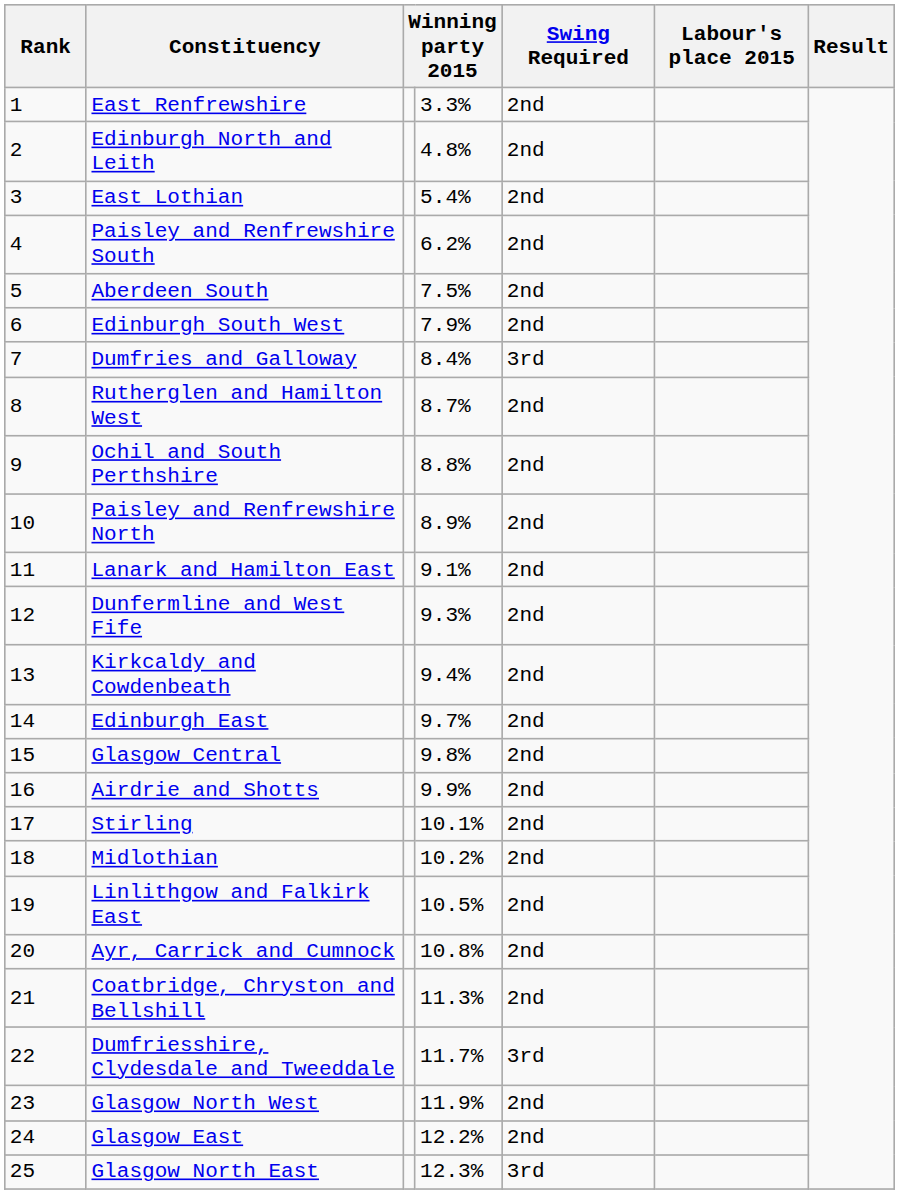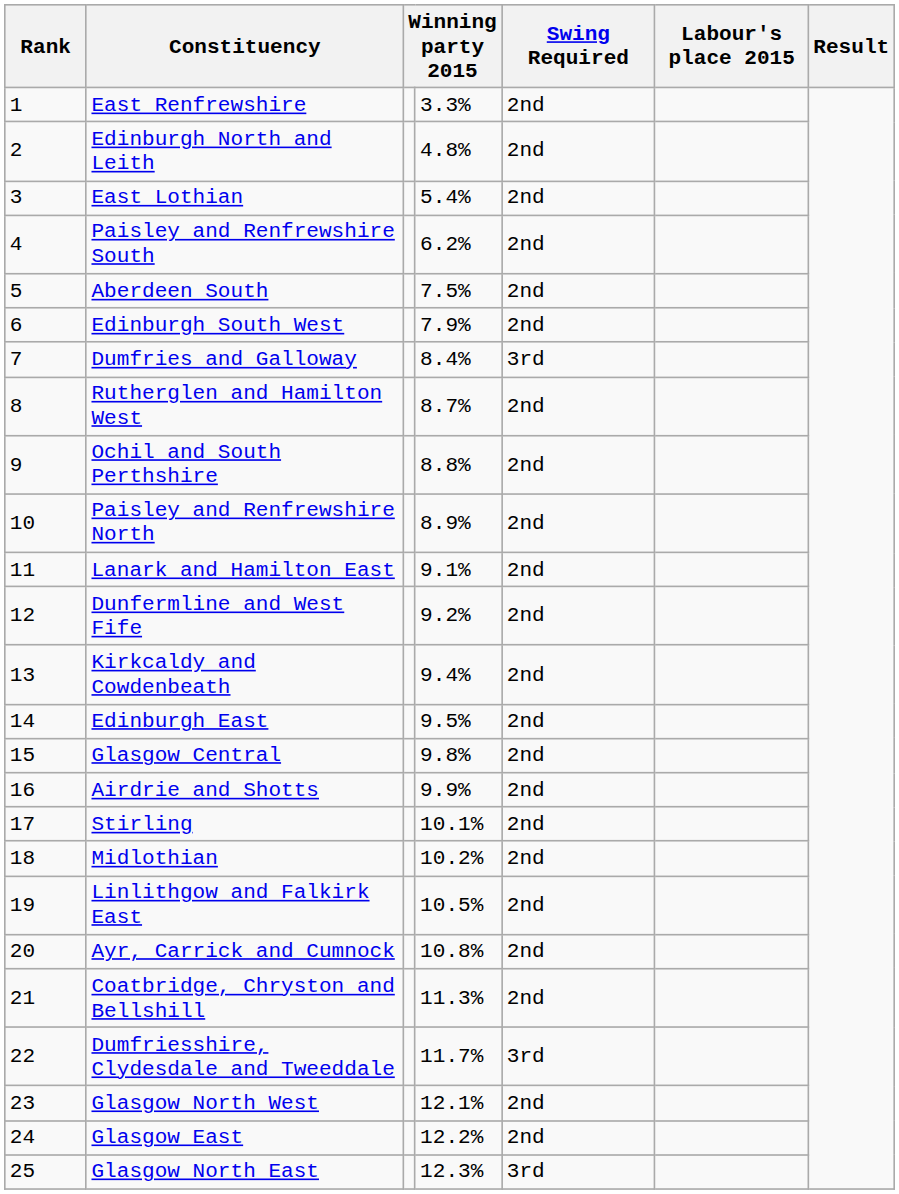(445, 616) 9.3% -> (445, 616) 9.2%
(445, 721) 9.7% -> (445, 721) 9.5%
(452, 1103) 11.9% -> (452, 1103) 12.1%
